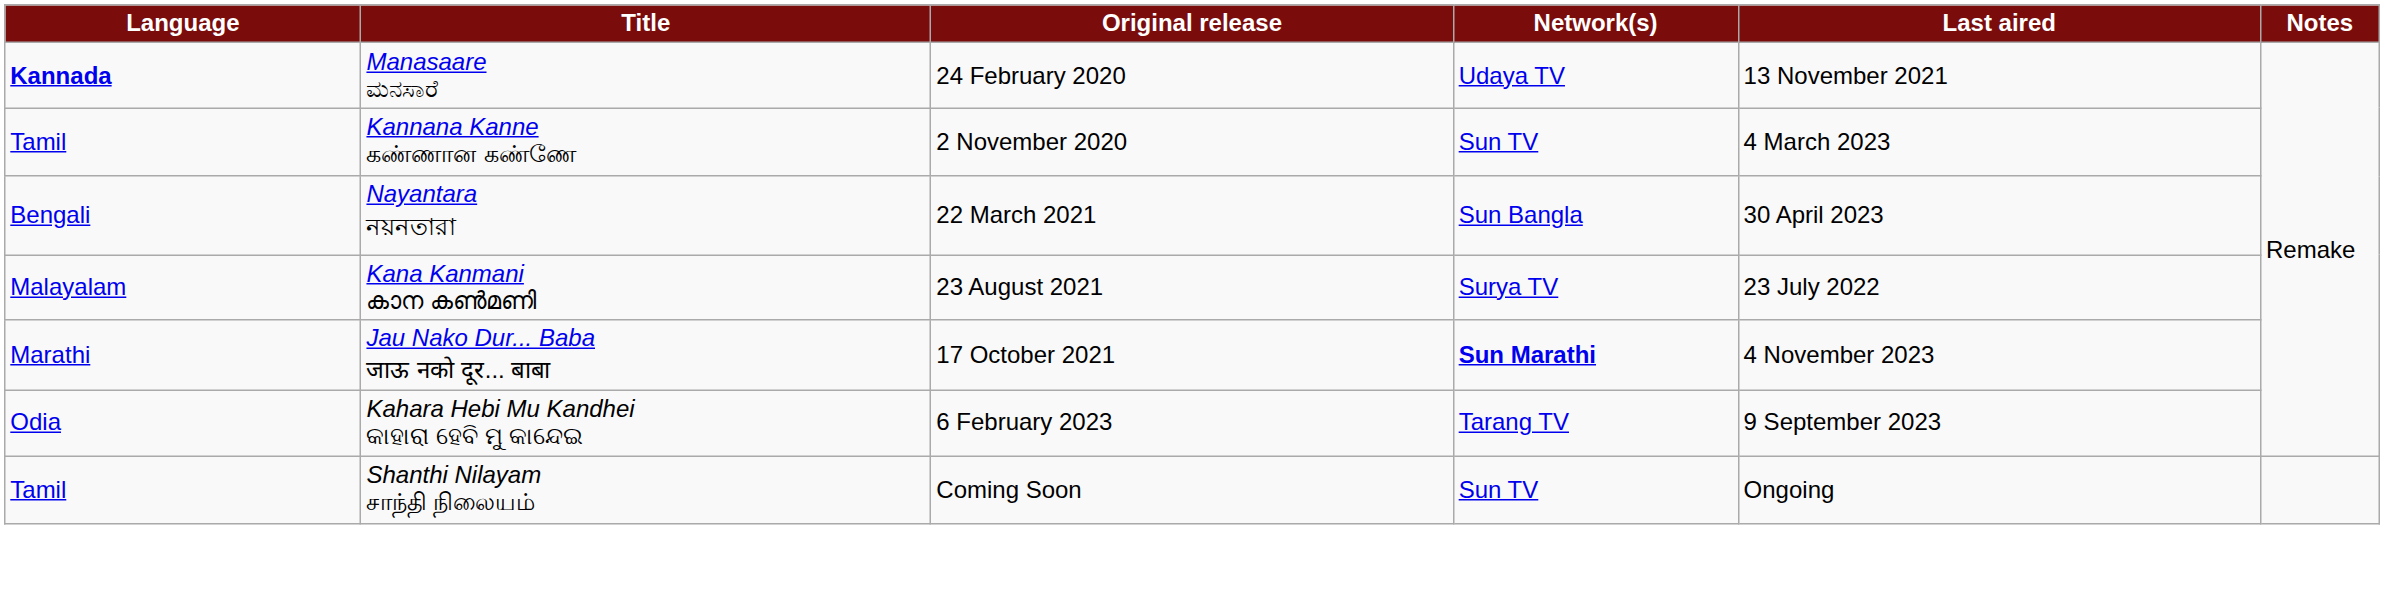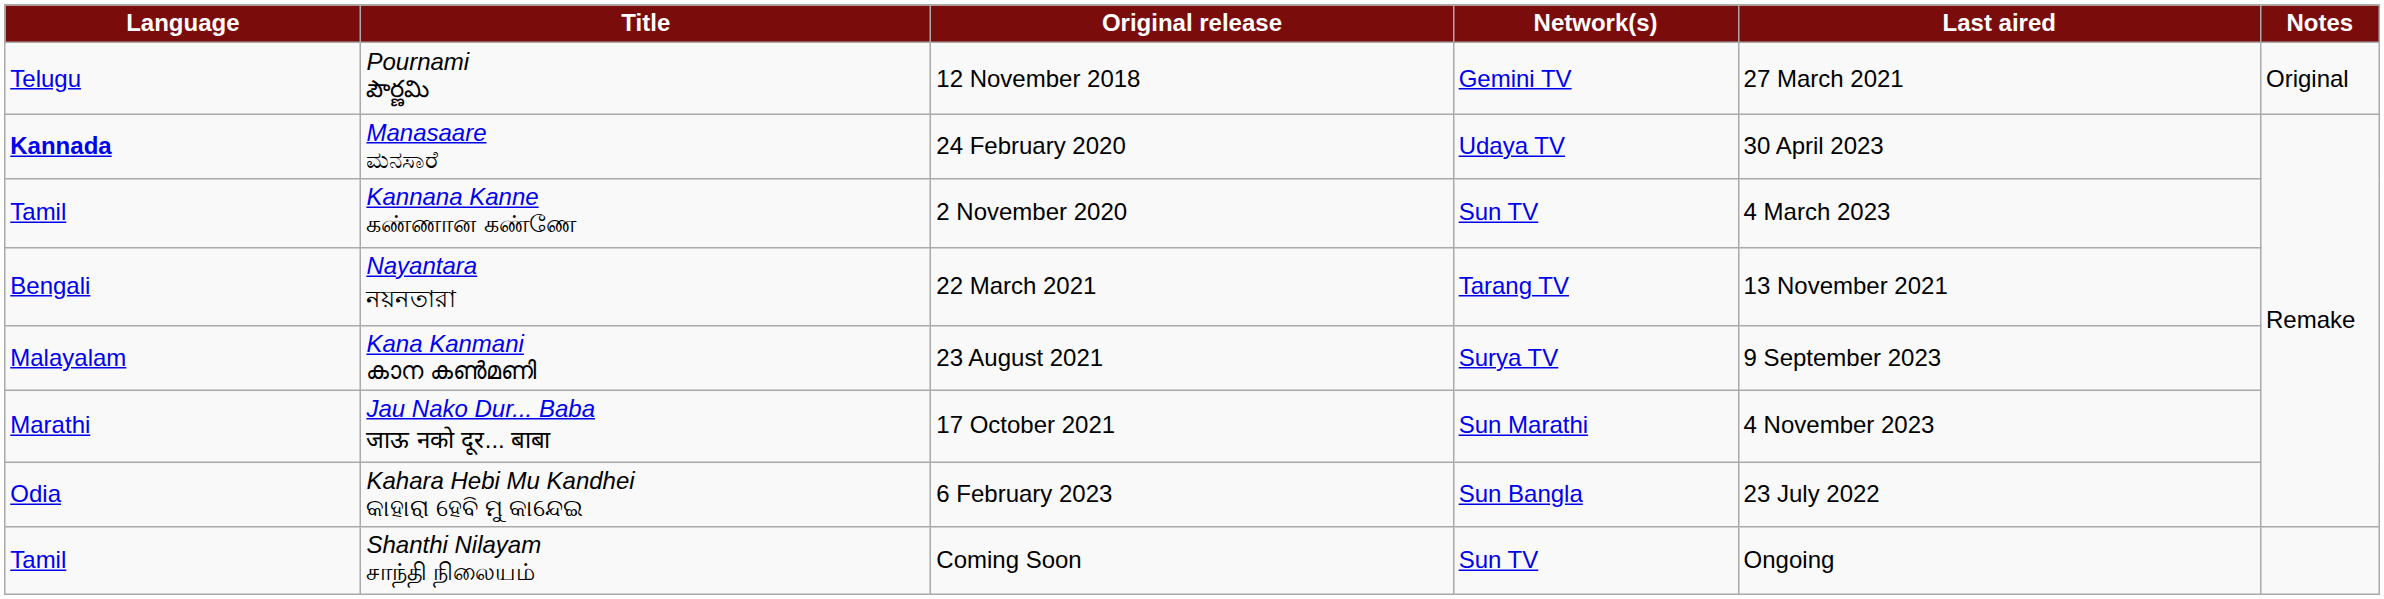+ row: (418, 75)
(1846, 75) 13 November 2021 -> (1814, 146) 30 April 2023
(1521, 214) Sun Bangla -> (1514, 286) Tarang TV
(1814, 214) 30 April 2023 -> (1846, 286) 13 November 2021
(1812, 286) 23 July 2022 -> (1842, 357) 9 September 2023
(1527, 354) bold -> (1523, 425) normal
(1514, 422) Tarang TV -> (1521, 493) Sun Bangla
(1842, 422) 9 September 2023 -> (1812, 493) 23 July 2022
